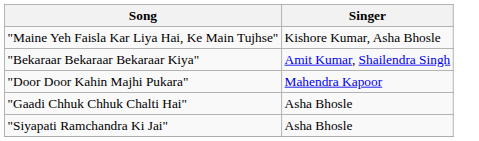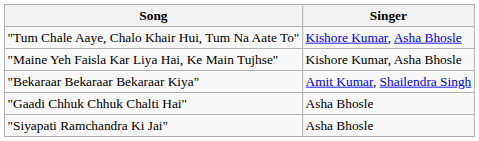+ row: (153, 37)
- row: (98, 81)
